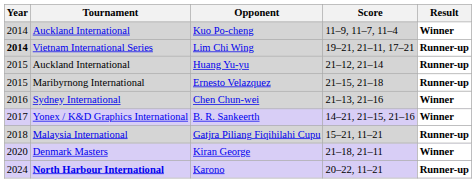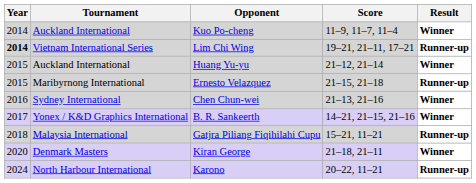(444, 65) Runner-up -> (437, 65) Winner
(98, 169) bold -> (92, 169) normal
